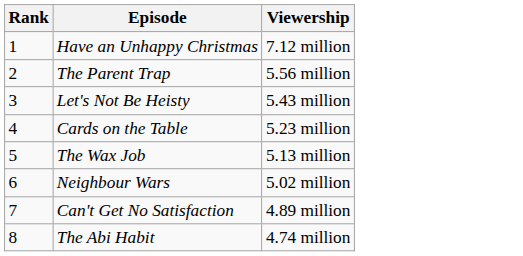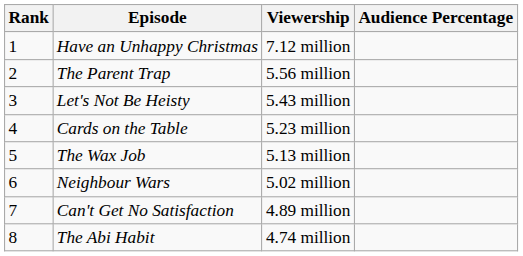+ column: (436, 18)
